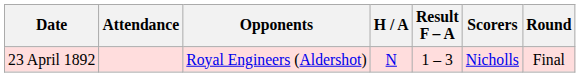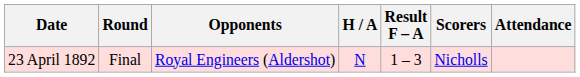columns swapped: (549, 25) <-> (141, 25)
